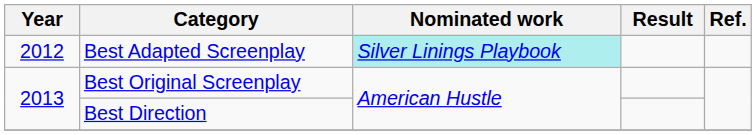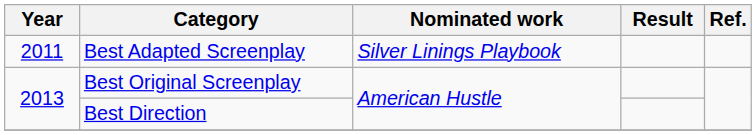(42, 51) 2012 -> (42, 51) 2011
(459, 51) paleturquoise background -> (459, 51) no background
